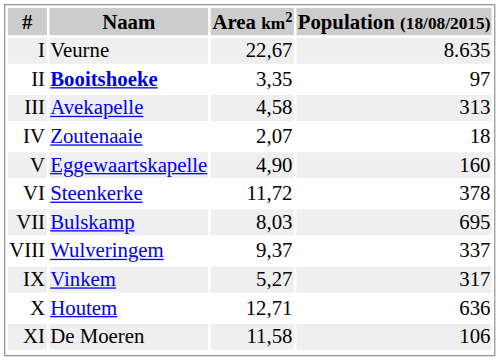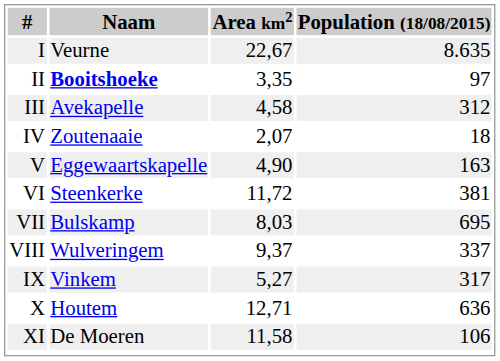(475, 108) 313 -> (475, 108) 312
(475, 165) 160 -> (475, 165) 163
(475, 194) 378 -> (475, 194) 381
